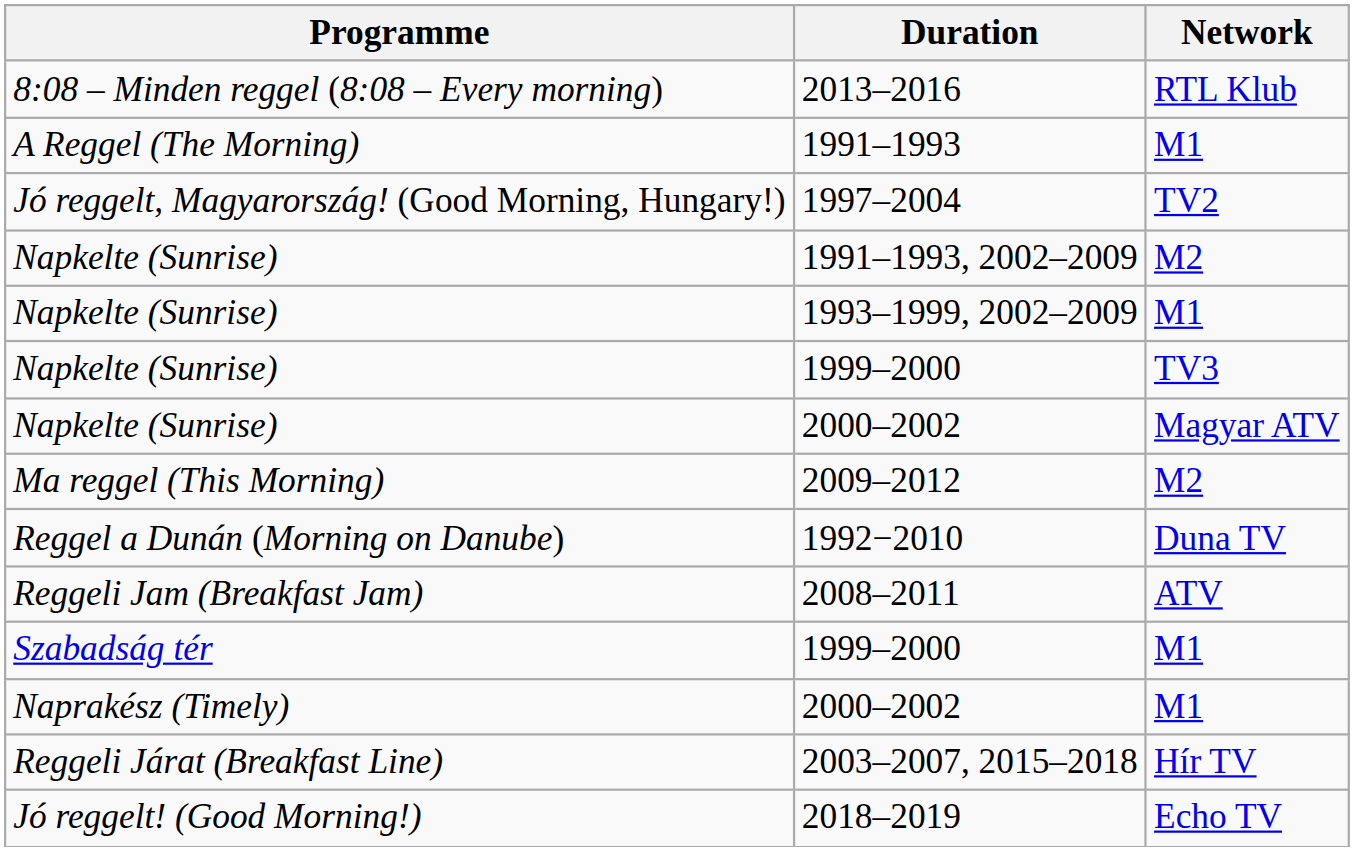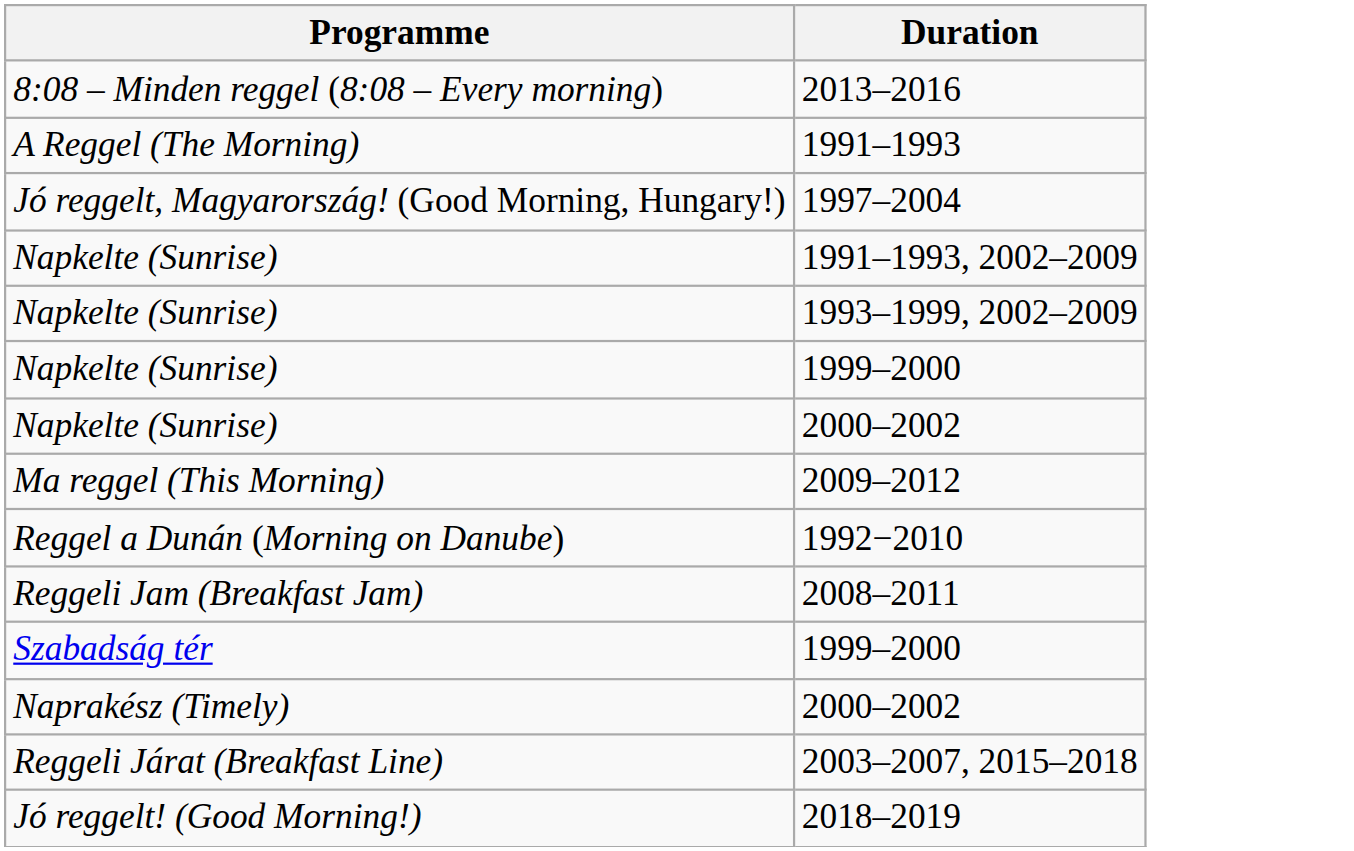- column: (1247, 32)
